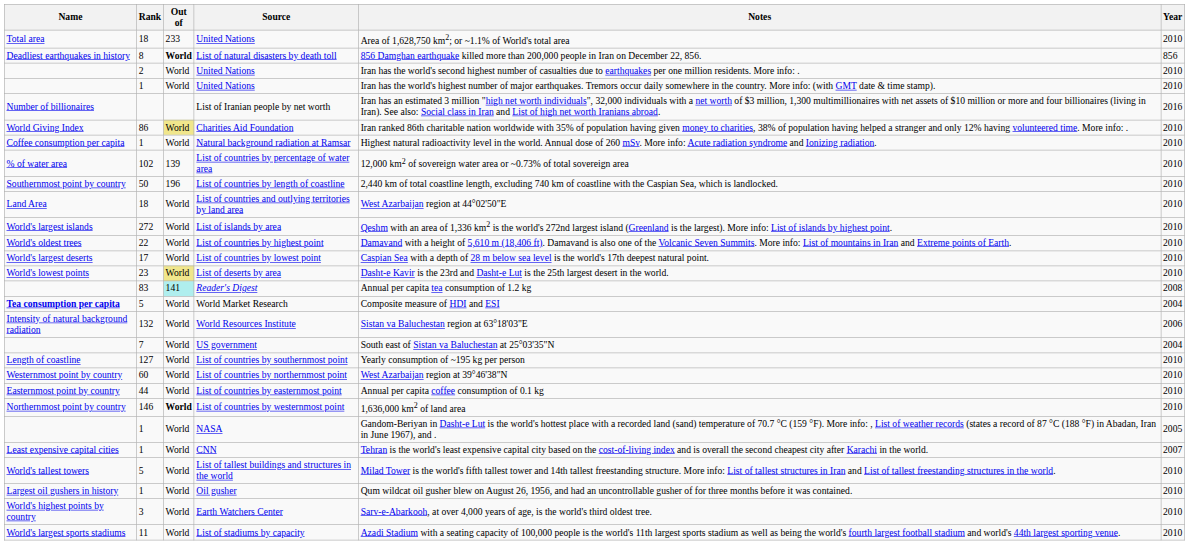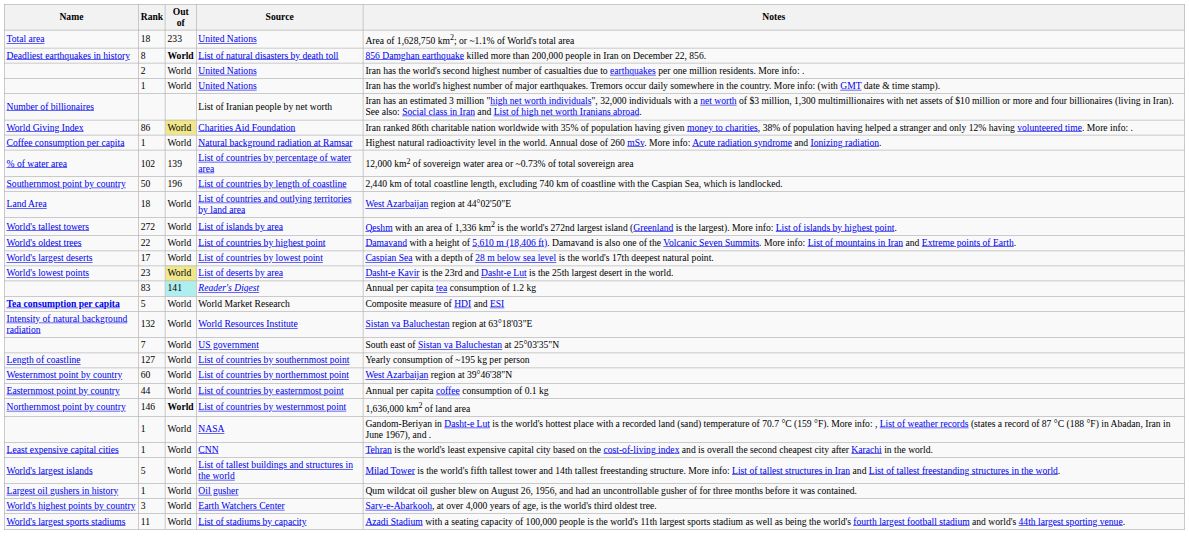- column: (1173, 17)
(50, 226) World's largest islands -> (48, 226) World's tallest towers
(48, 470) World's tallest towers -> (50, 470) World's largest islands
